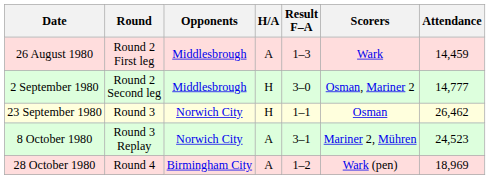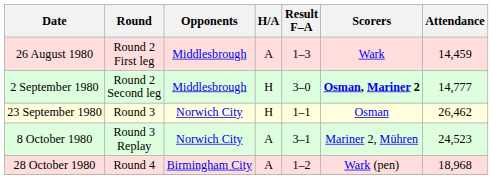(370, 86) normal -> (372, 86) bold
(452, 165) 18,969 -> (455, 165) 18,968
